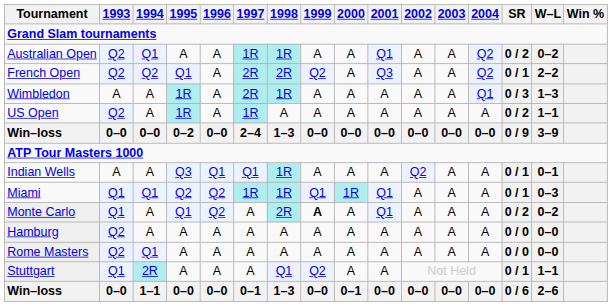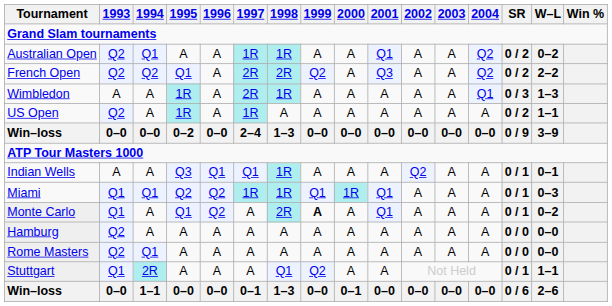(517, 73) 0 / 1 -> (517, 73) 0 / 2
(517, 212) 0 / 2 -> (517, 212) 0 / 1
